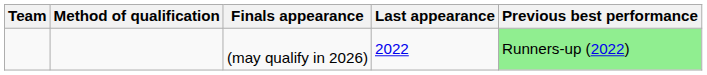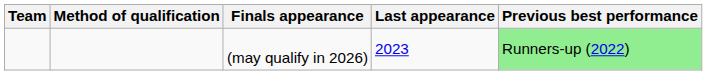(392, 49) 2022 -> (392, 49) 2023
